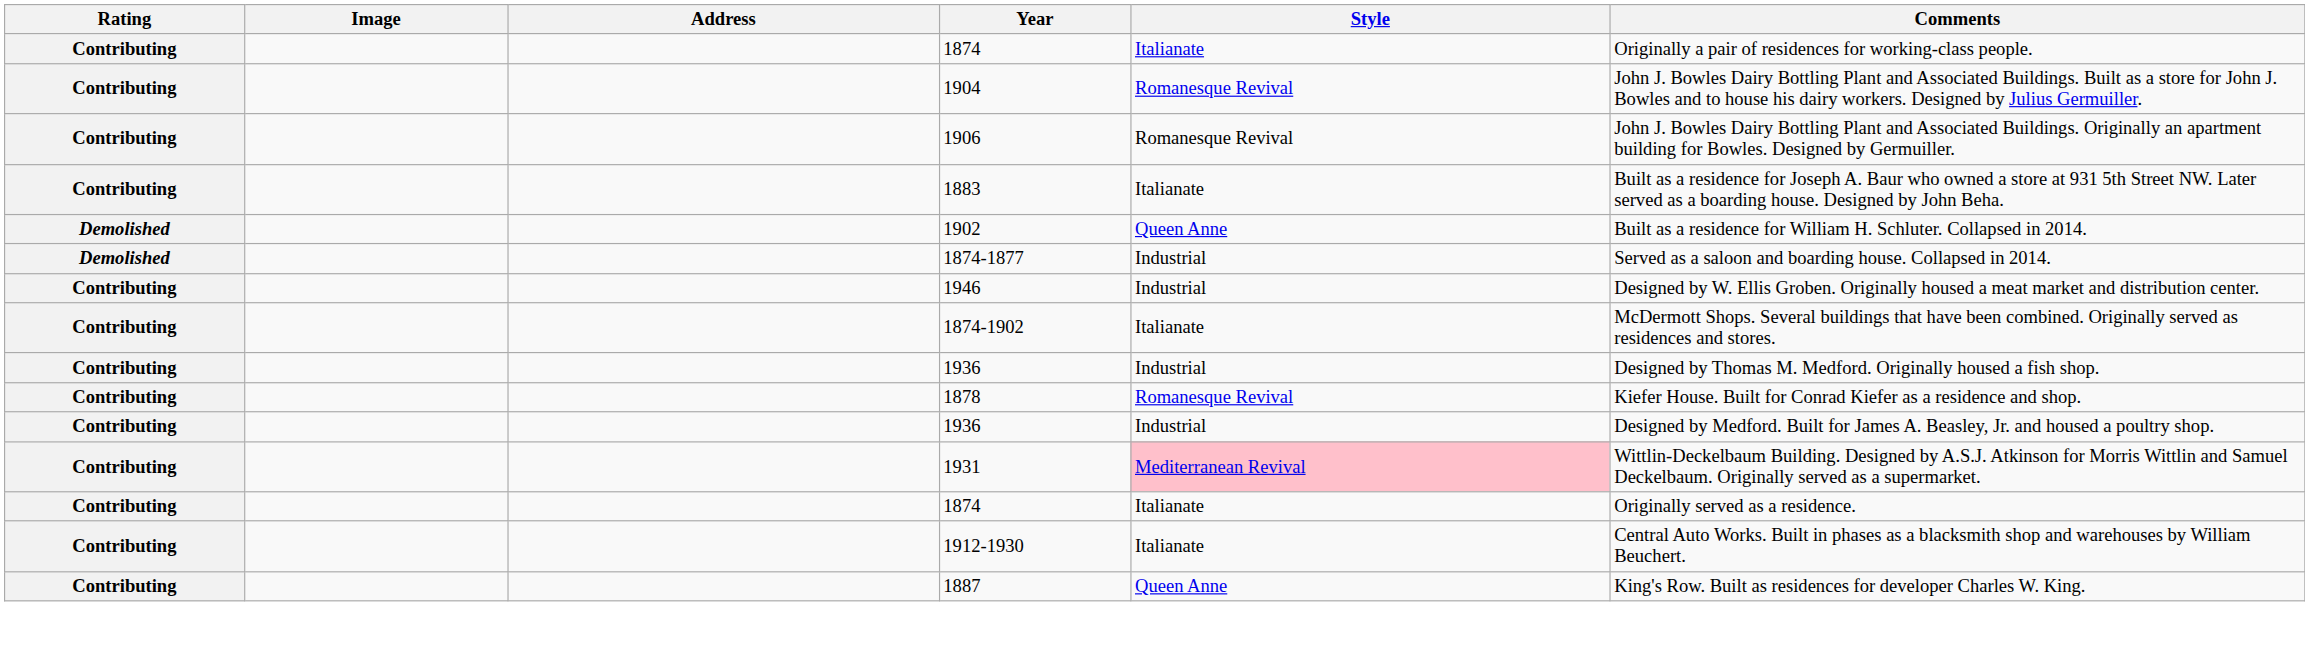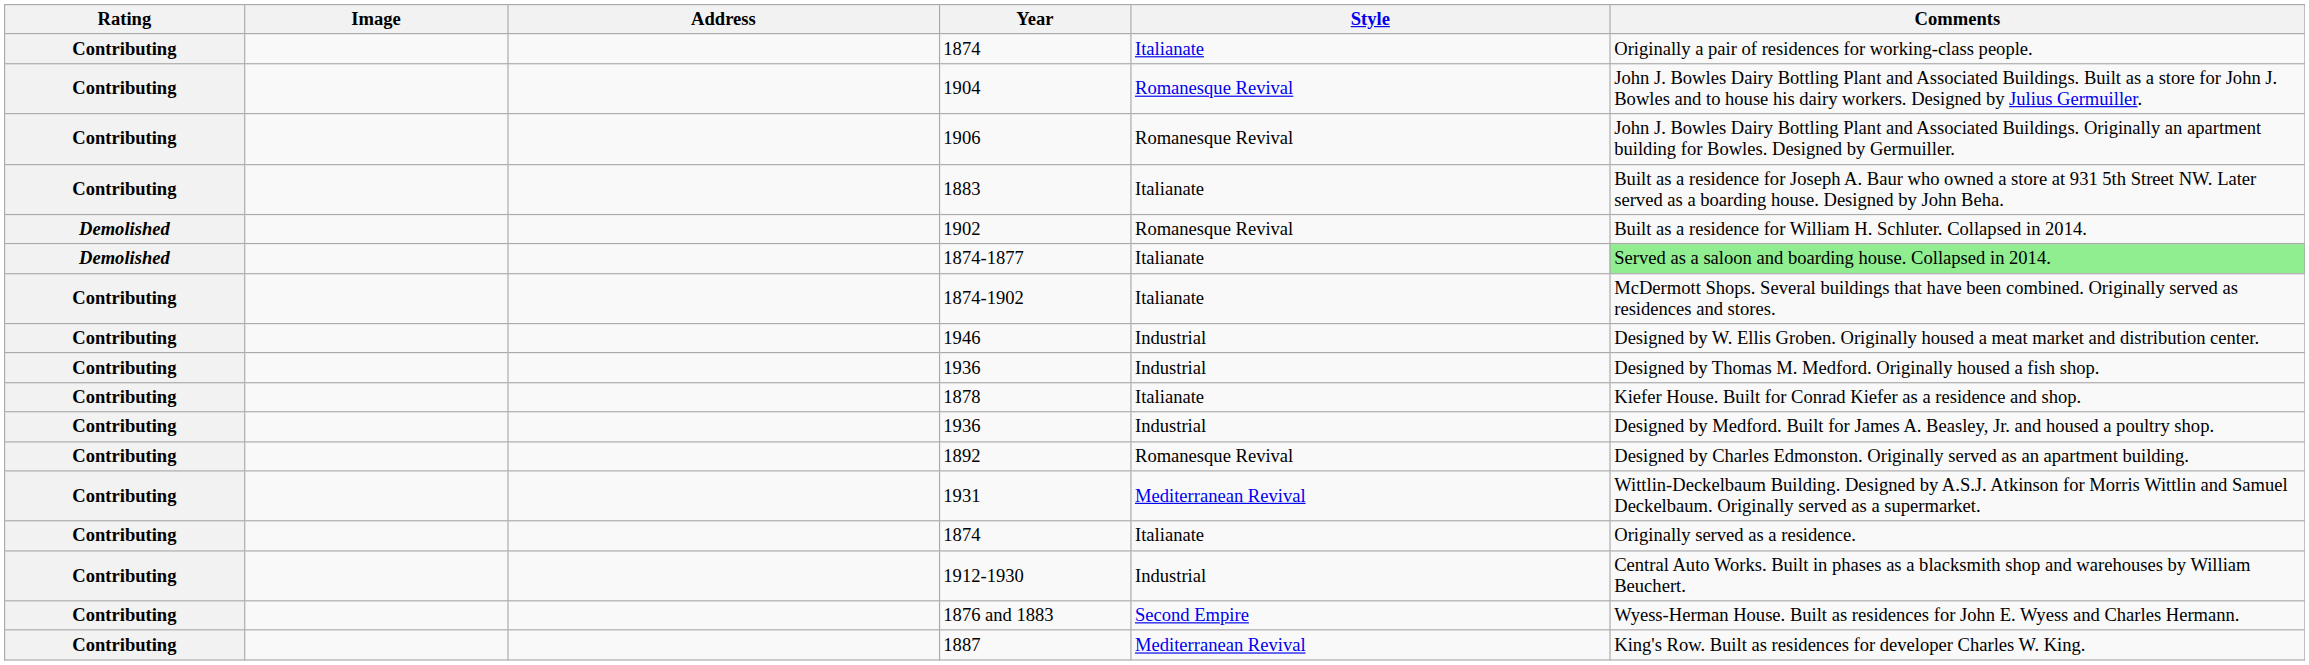(1181, 229) Queen Anne -> (1214, 229) Romanesque Revival
(1171, 258) Industrial -> (1170, 258) Italianate
(1833, 258) no background -> (1833, 258) lightgreen background
rows swapped: (124, 327) <-> (124, 287)
(1214, 397) Romanesque Revival -> (1170, 397) Italianate
+ row: (124, 455)
(1220, 466) pink background -> (1220, 495) no background
(1170, 546) Italianate -> (1171, 575) Industrial
+ row: (124, 615)
(1181, 586) Queen Anne -> (1220, 644) Mediterranean Revival
